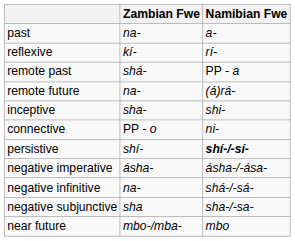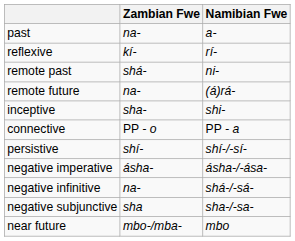(222, 71) PP - a -> (212, 71) ni-
(212, 129) ni- -> (222, 129) PP - a
(227, 149) bold -> (226, 149) normal
